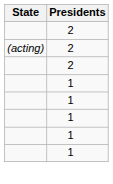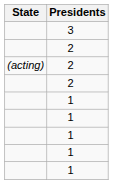+ row: (26, 31)
